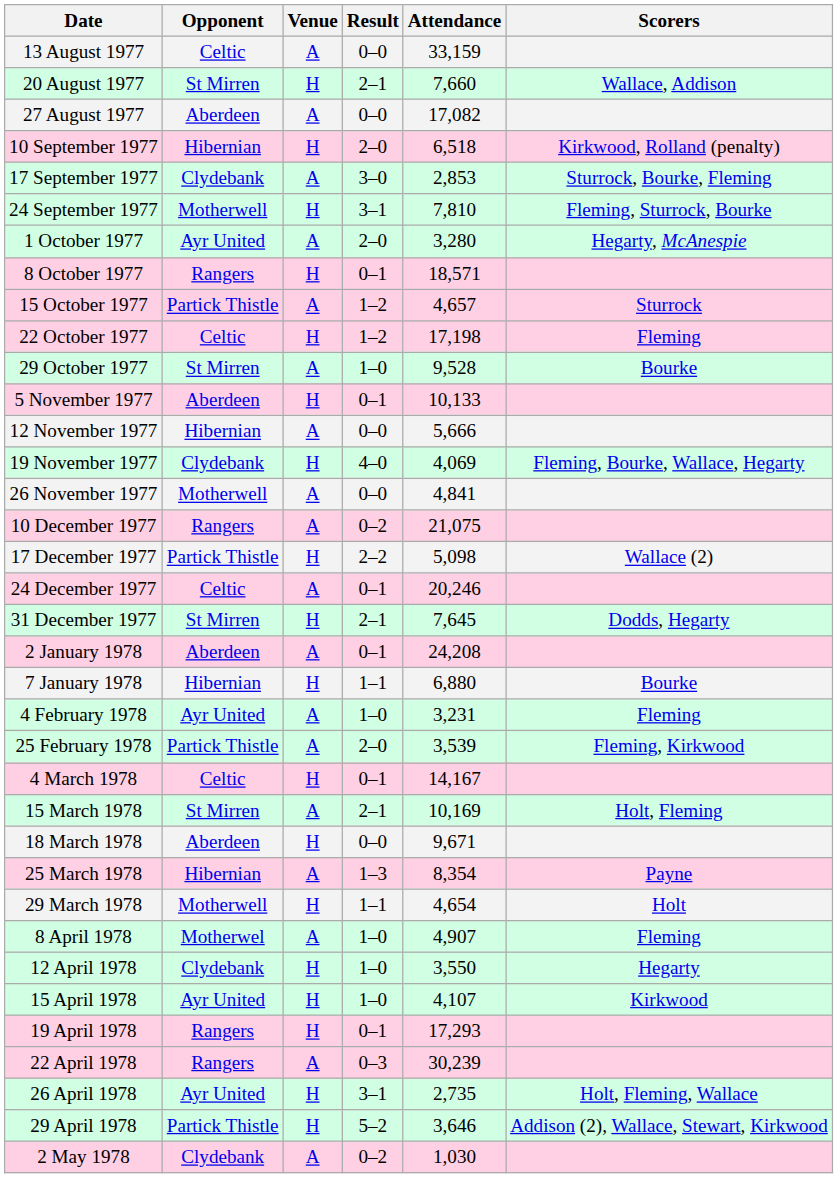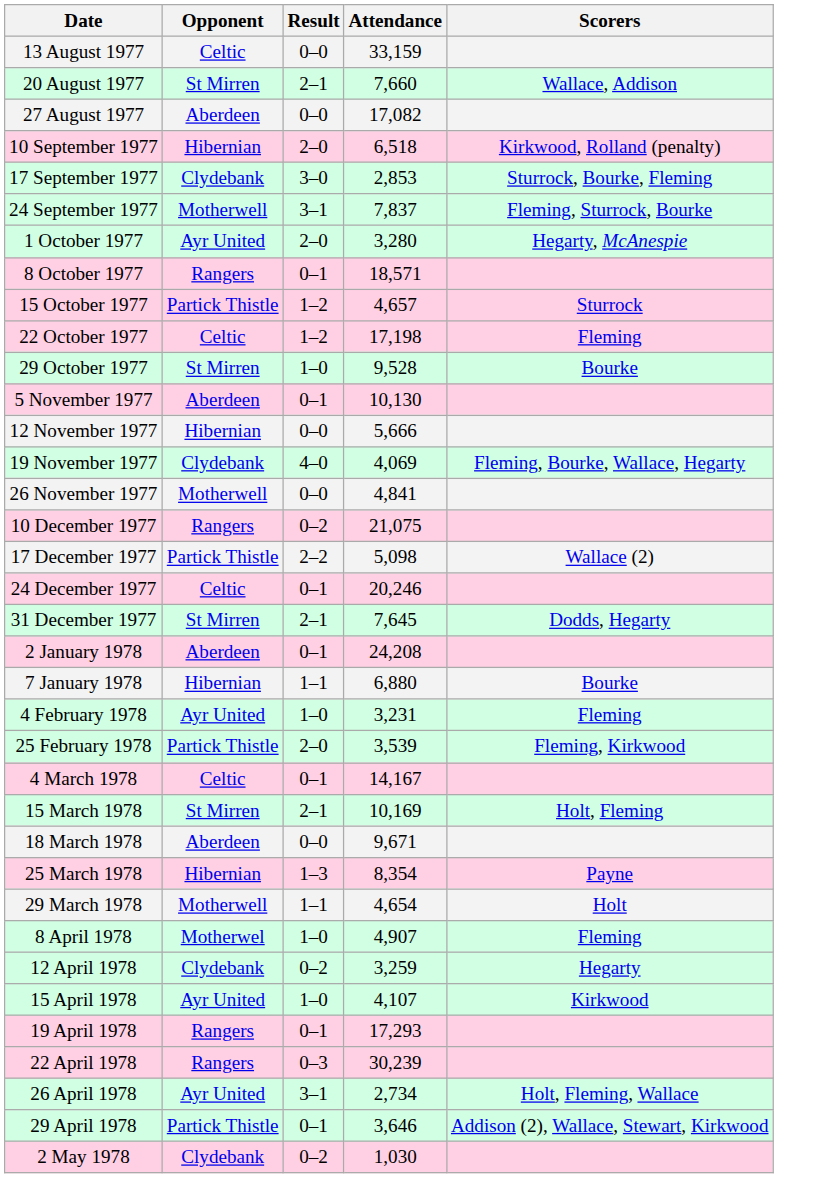- column: (313, 20)
(454, 209) 7,810 -> (395, 209) 7,837
(454, 399) 10,133 -> (395, 399) 10,130
(373, 967) 1–0 -> (314, 967) 0–2
(454, 967) 3,550 -> (395, 967) 3,259
(454, 1094) 2,735 -> (395, 1094) 2,734
(373, 1125) 5–2 -> (314, 1125) 0–1
